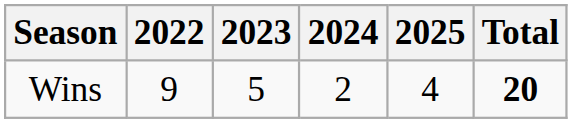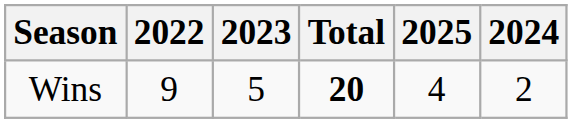columns swapped: (343, 32) <-> (520, 32)
